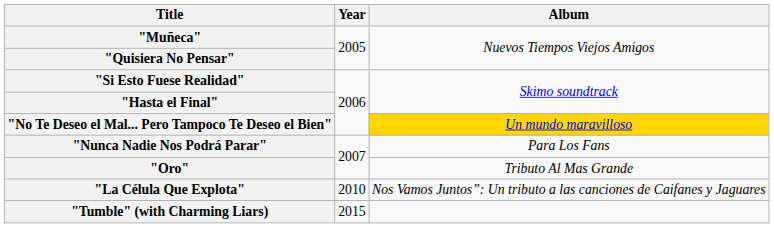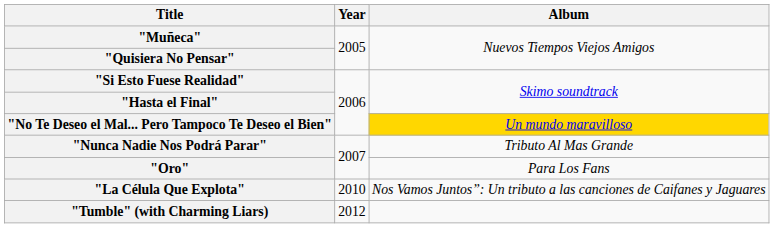(569, 146) Para Los Fans -> (569, 146) Tributo Al Mas Grande
(569, 168) Tributo Al Mas Grande -> (569, 168) Para Los Fans
(352, 211) 2015 -> (352, 211) 2012
